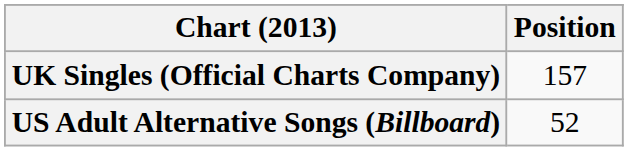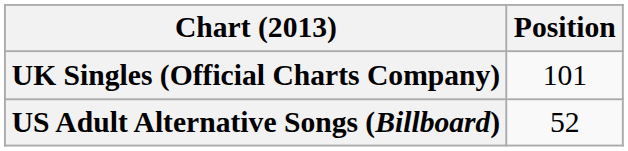(565, 74) 157 -> (565, 74) 101
